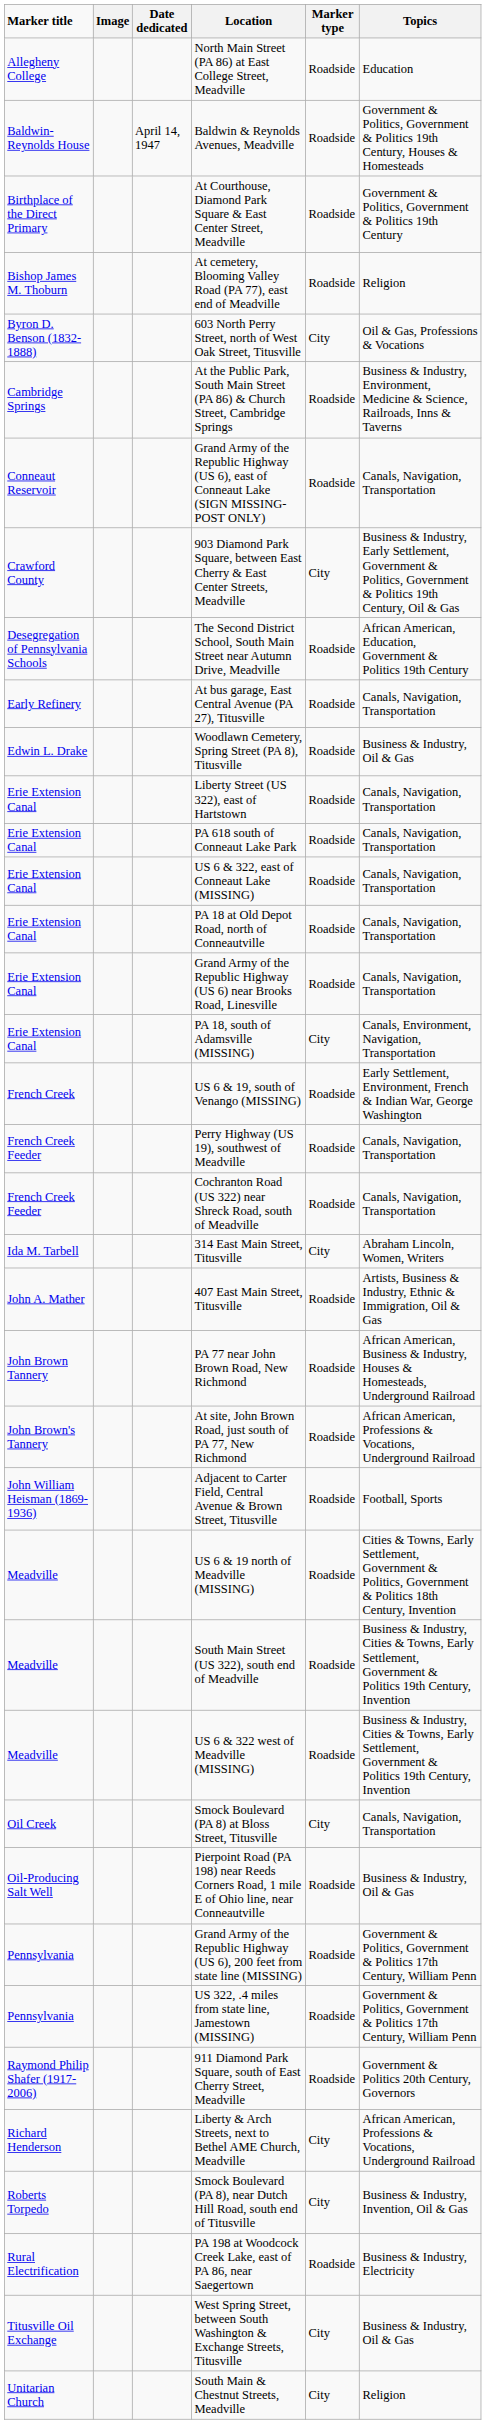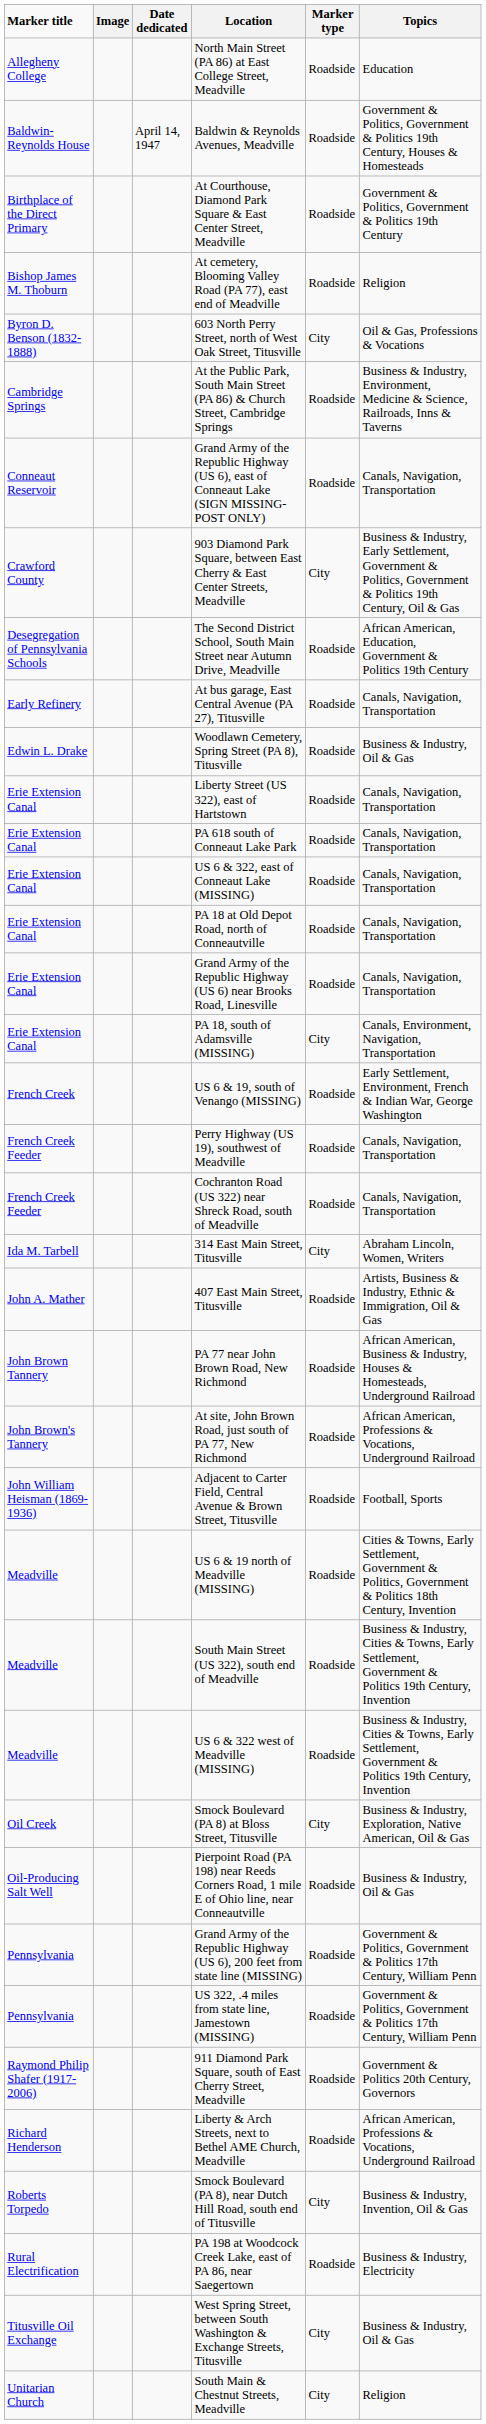(412, 1823) Canals, Navigation, Transportation -> (416, 1823) Business & Industry, Exploration, Native American, Oil & Gas
(319, 2140) City -> (332, 2140) Roadside
